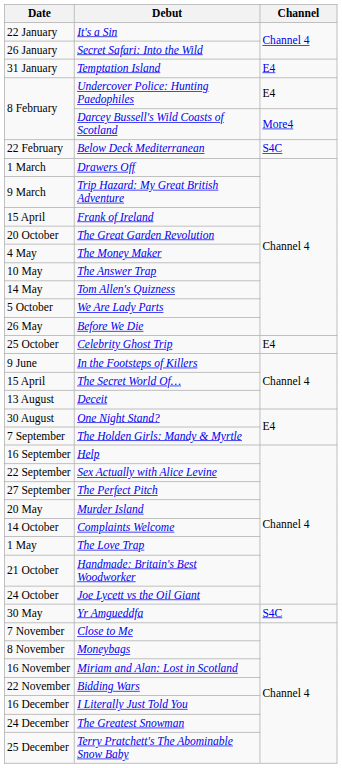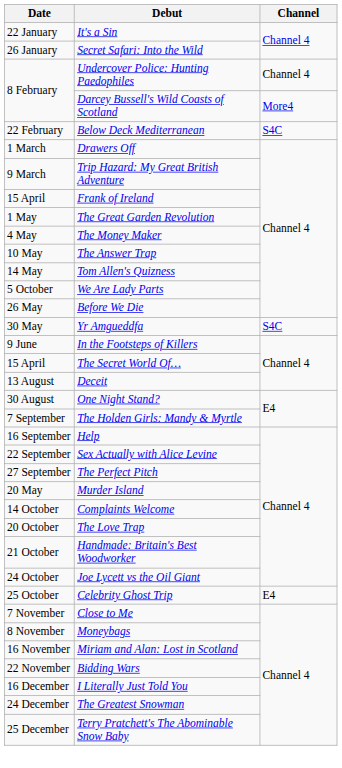- row: (119, 68)
(269, 93) E4 -> (286, 74) Channel 4
(33, 235) 20 October -> (22, 216) 1 May
rows swapped: (110, 613) <-> (125, 344)
(22, 545) 1 May -> (33, 527) 20 October
